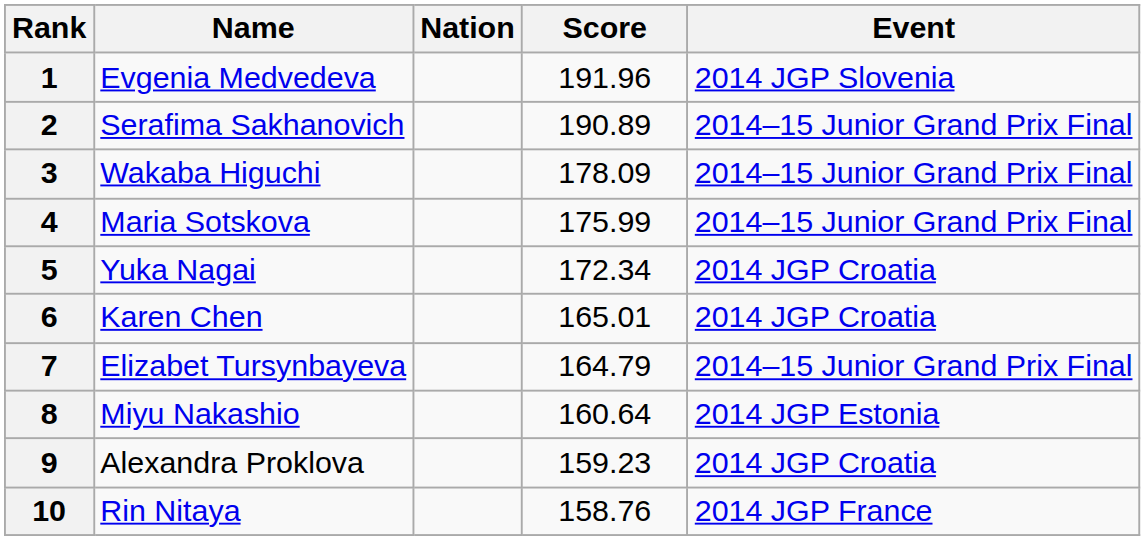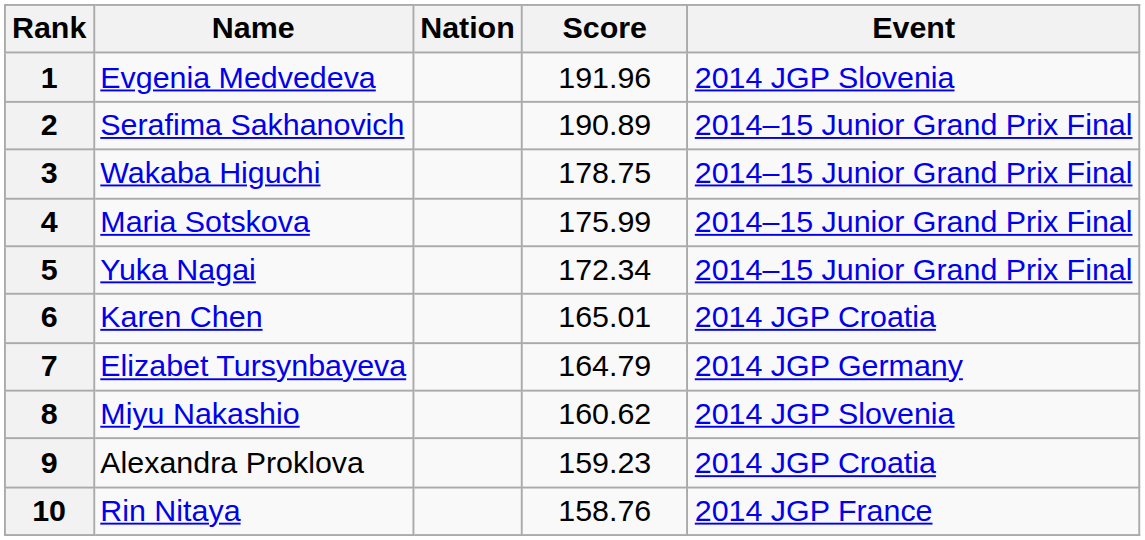(605, 173) 178.09 -> (605, 173) 178.75
(815, 269) 2014 JGP Croatia -> (914, 269) 2014–15 Junior Grand Prix Final
(914, 366) 2014–15 Junior Grand Prix Final -> (829, 366) 2014 JGP Germany
(605, 414) 160.64 -> (605, 414) 160.62
(817, 414) 2014 JGP Estonia -> (825, 414) 2014 JGP Slovenia
